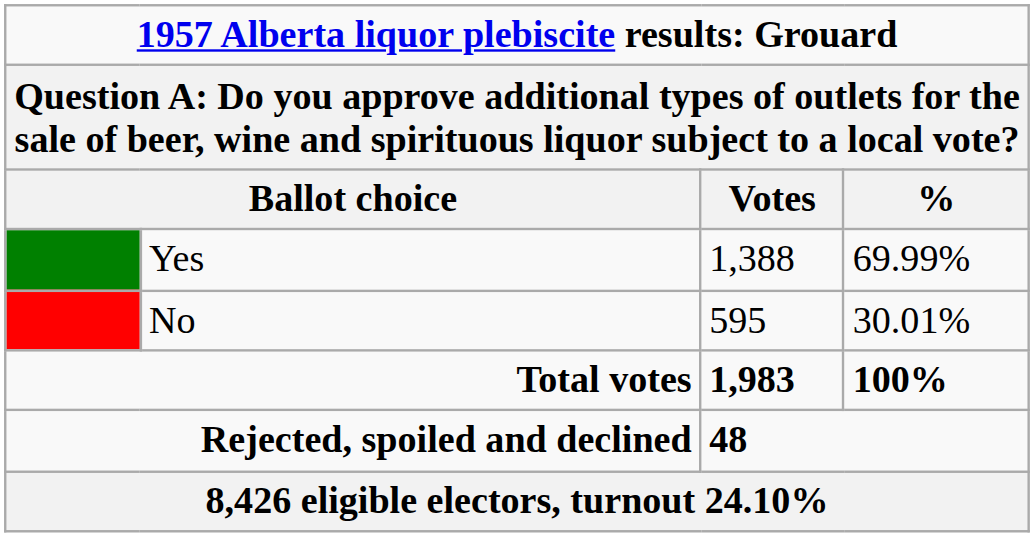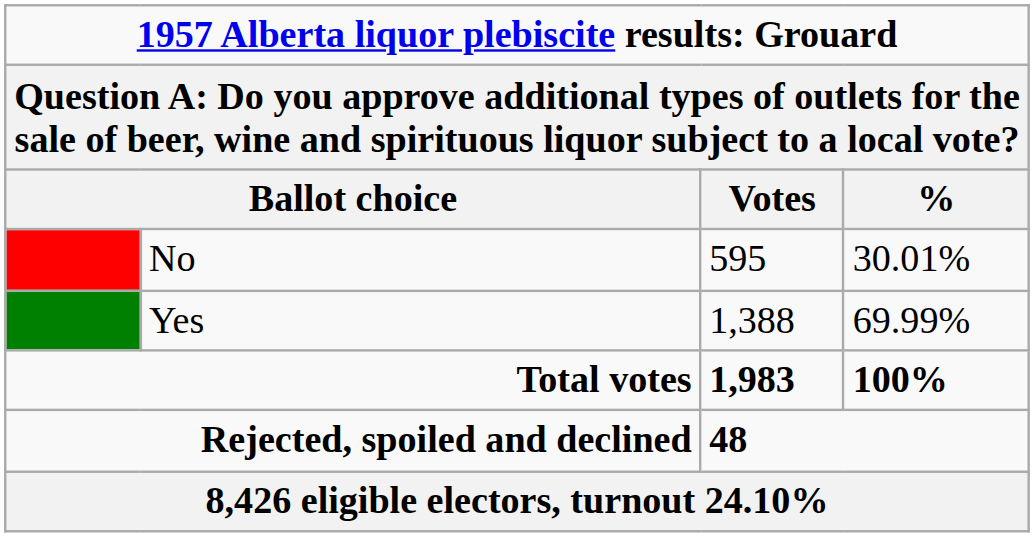rows swapped: (177, 258) <-> (172, 319)
